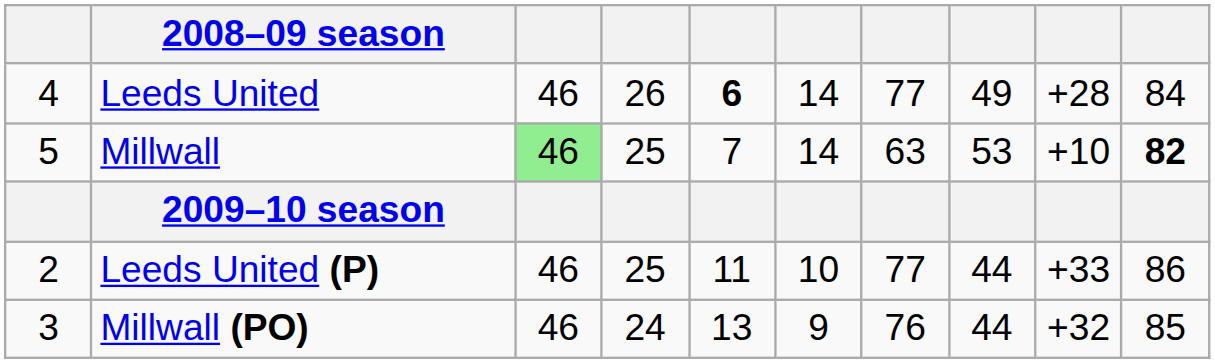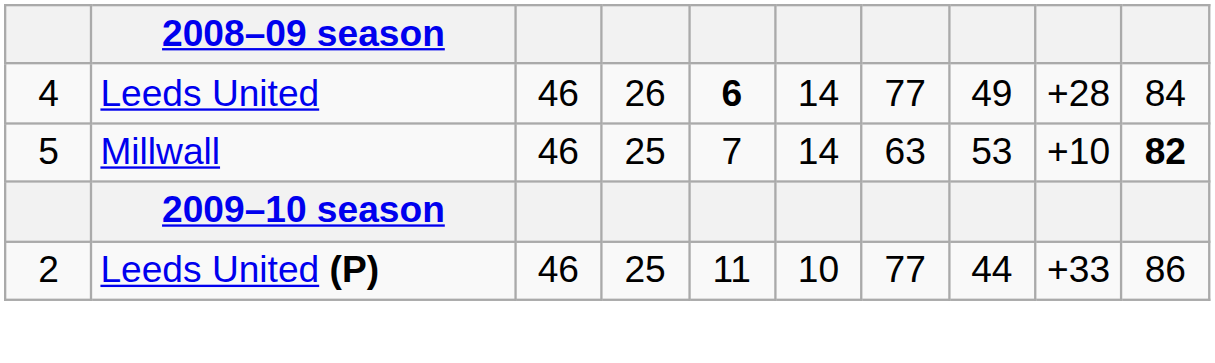(558, 151) lightgreen background -> (558, 151) no background
- row: (205, 328)
